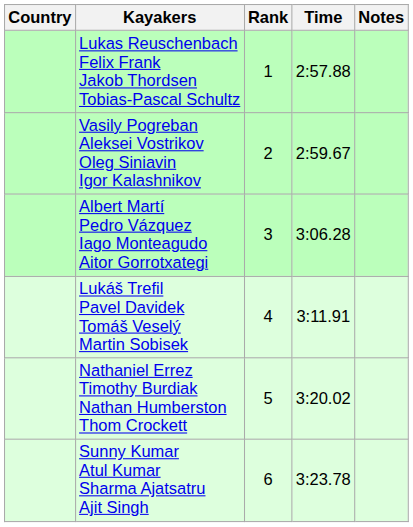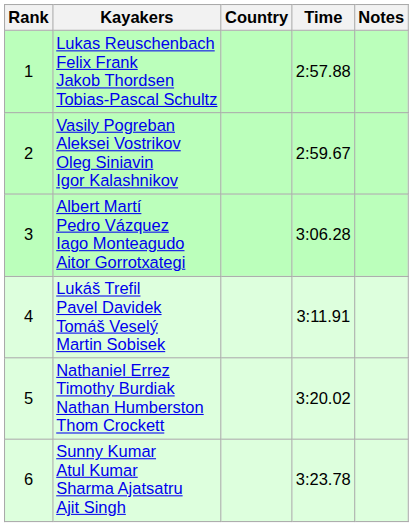columns swapped: (268, 17) <-> (40, 17)
